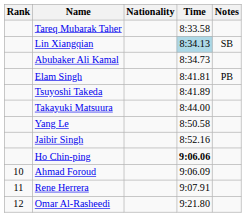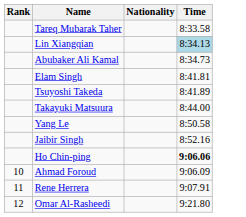- column: (227, 12)
